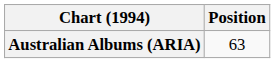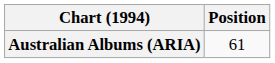(237, 44) 63 -> (237, 44) 61
